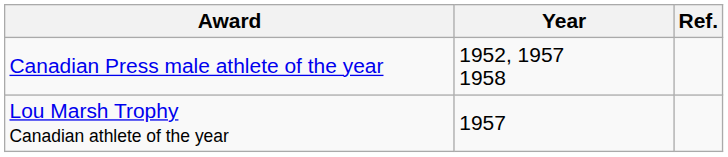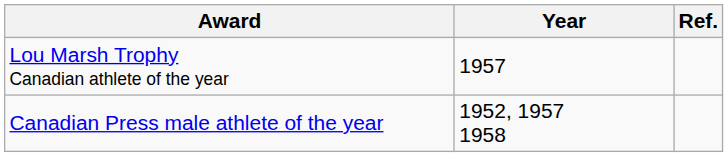rows swapped: (196, 66) <-> (119, 122)
